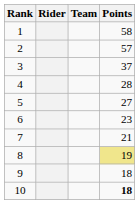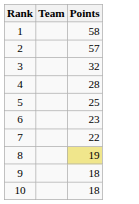- column: (52, 13)
(127, 66) 37 -> (94, 66) 32
(127, 102) 27 -> (94, 102) 25
(127, 137) 21 -> (94, 137) 22
(127, 191) bold -> (94, 191) normal
